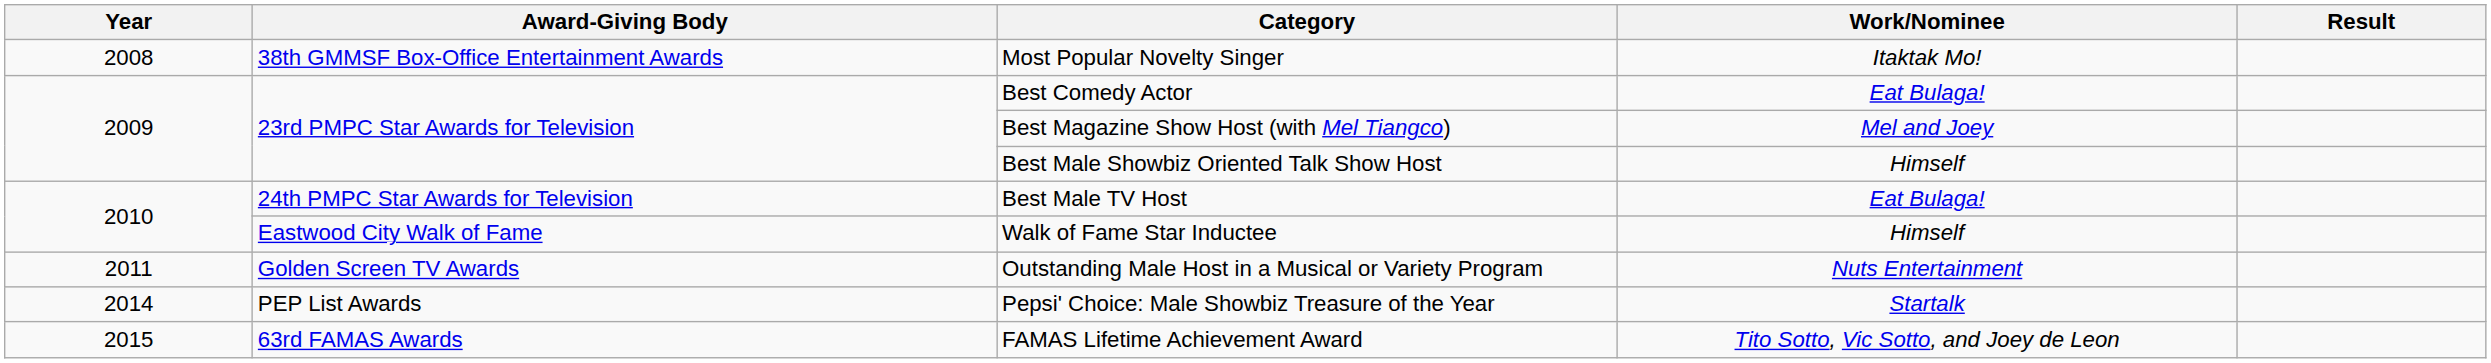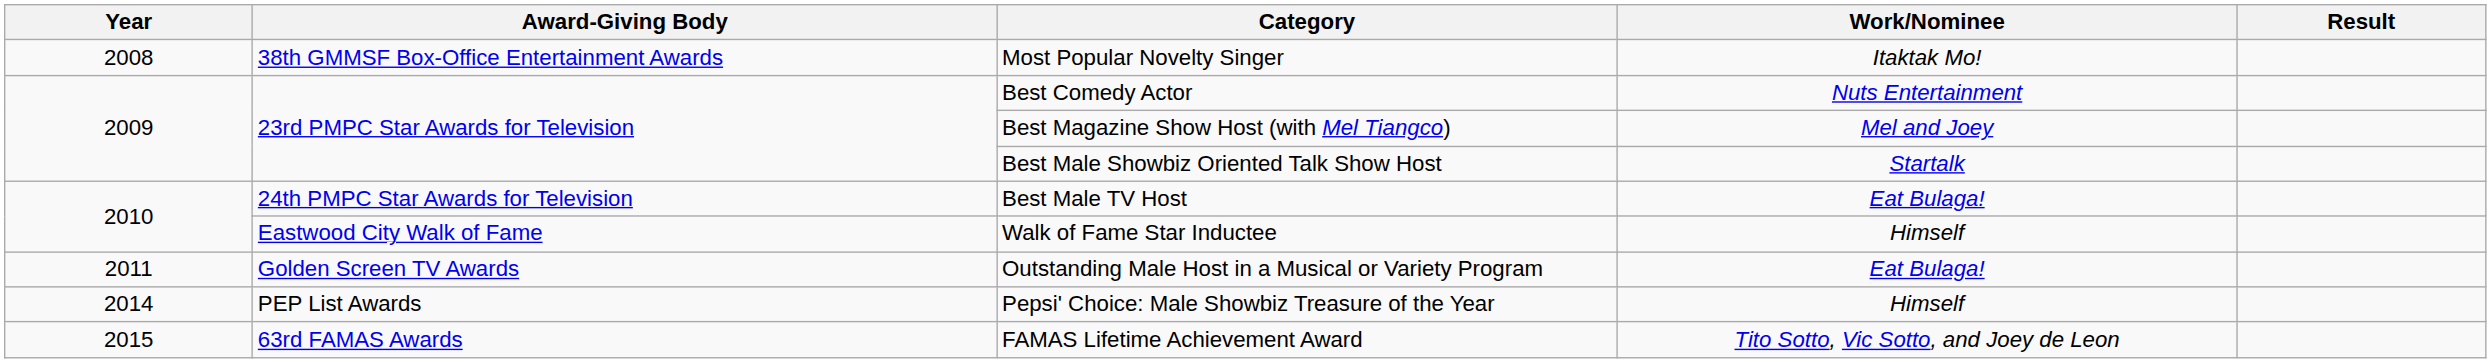(1927, 92) Eat Bulaga! -> (1927, 92) Nuts Entertainment
(1927, 163) Himself -> (1927, 163) Startalk
(1927, 269) Nuts Entertainment -> (1927, 269) Eat Bulaga!
(1927, 304) Startalk -> (1927, 304) Himself
